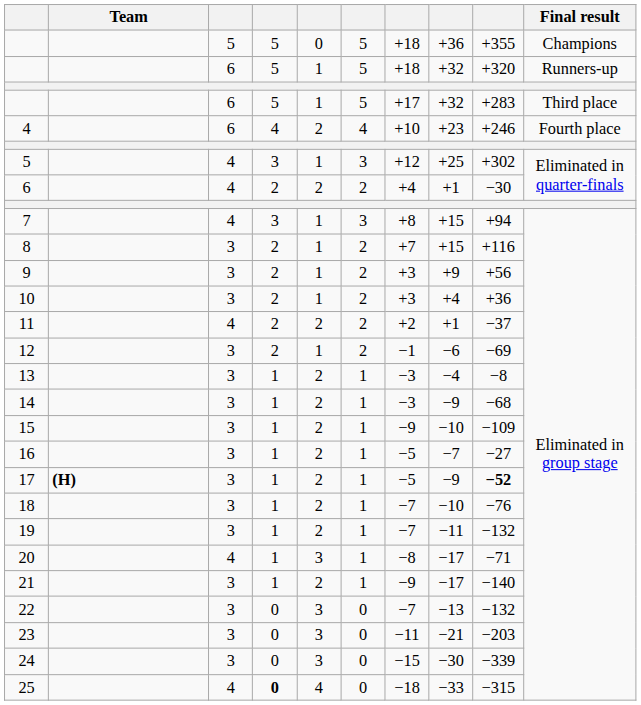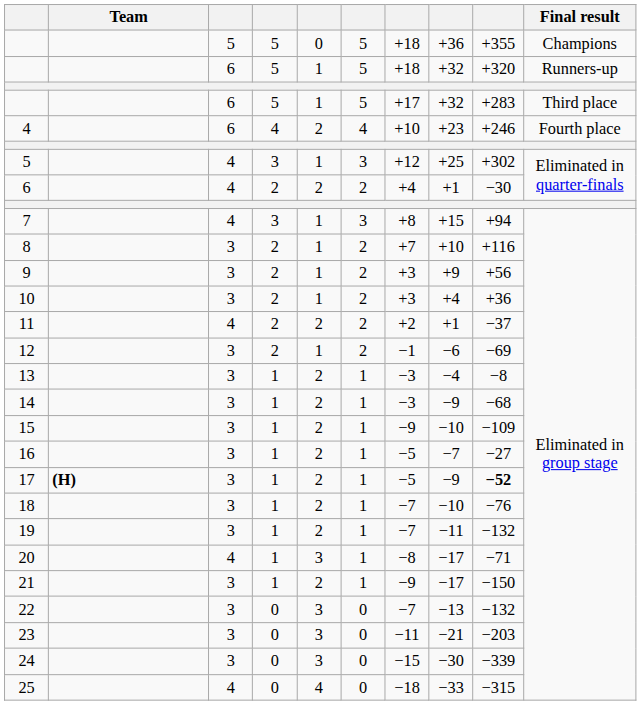(451, 247) +15 -> (451, 247) +10
(498, 583) −140 -> (498, 583) −150
(275, 687) bold -> (275, 687) normal
